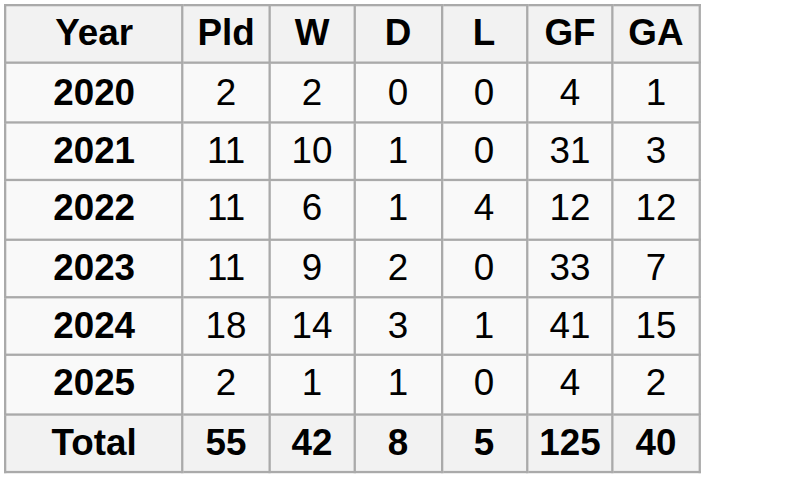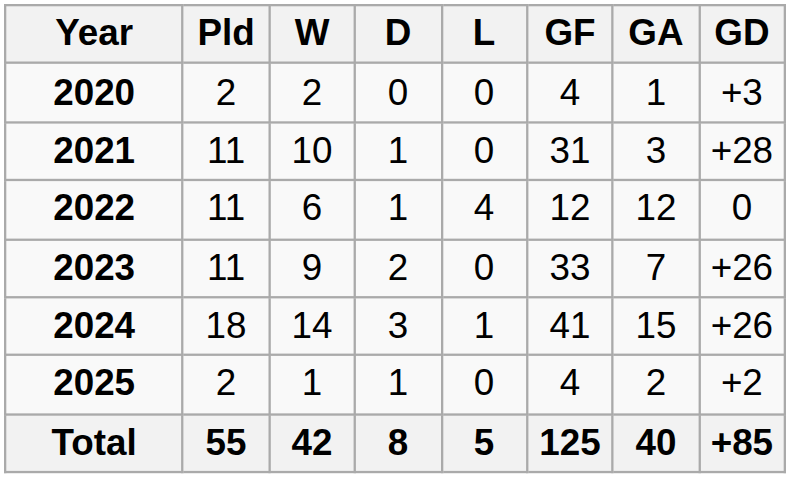+ column: (742, 33)
